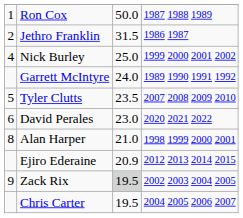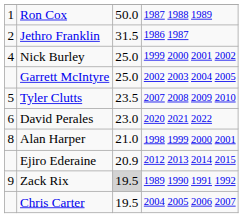(127, 77) 24.0 -> (127, 77) 25.0
(190, 77) 1989 1990 1991 1992 -> (190, 77) 2002 2003 2004 2005
(190, 181) 2002 2003 2004 2005 -> (190, 181) 1989 1990 1991 1992
